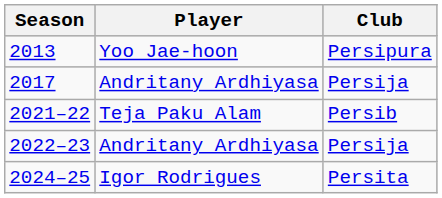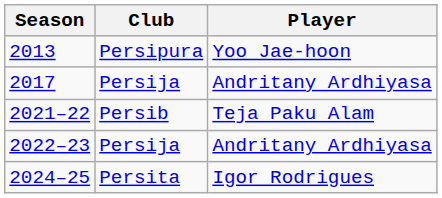columns swapped: (209, 20) <-> (380, 20)
